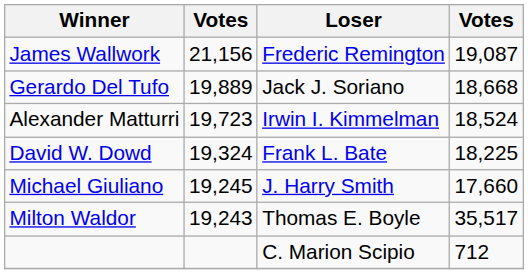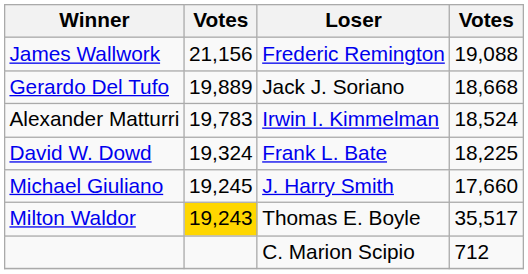(486, 53) 19,087 -> (486, 53) 19,088
(221, 119) 19,723 -> (221, 119) 19,783
(221, 218) no background -> (221, 218) gold background
